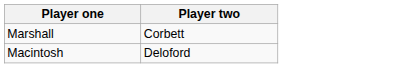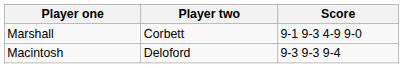+ column: (338, 14)
